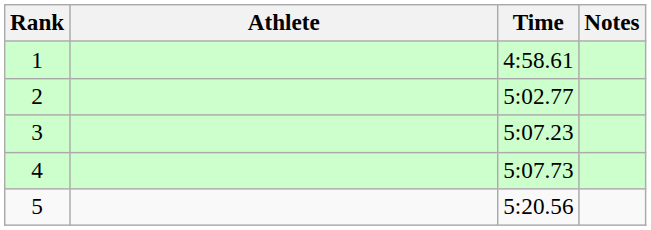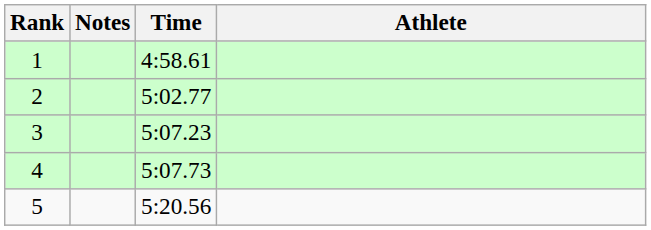columns swapped: (284, 22) <-> (612, 22)
